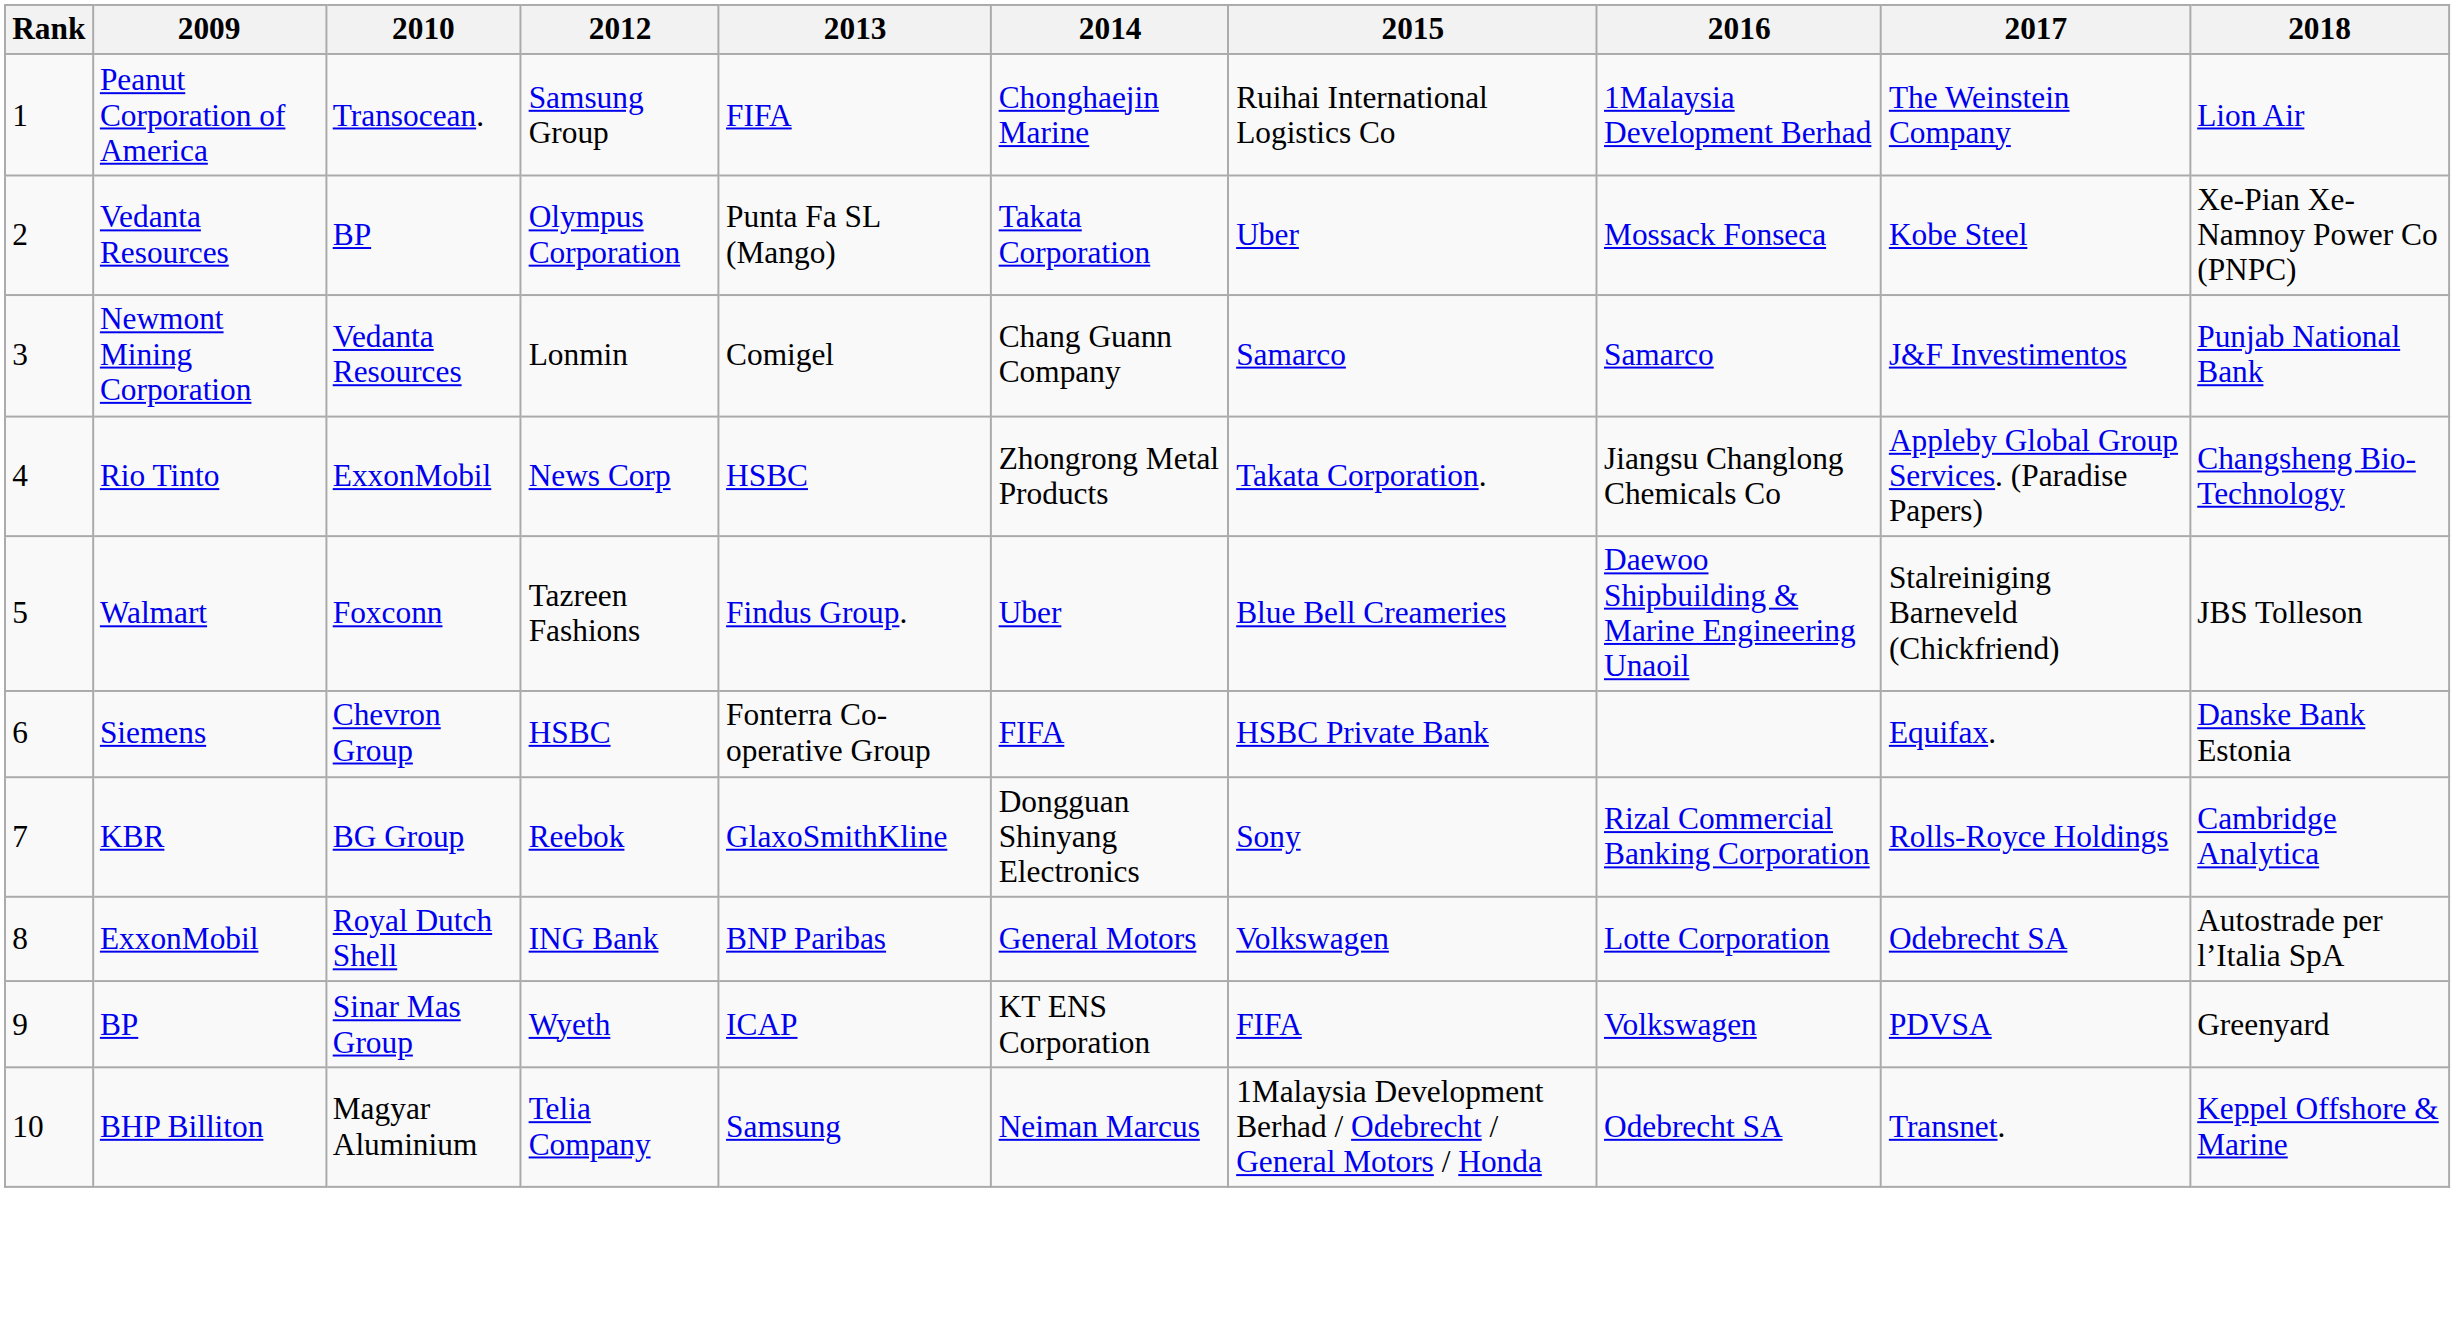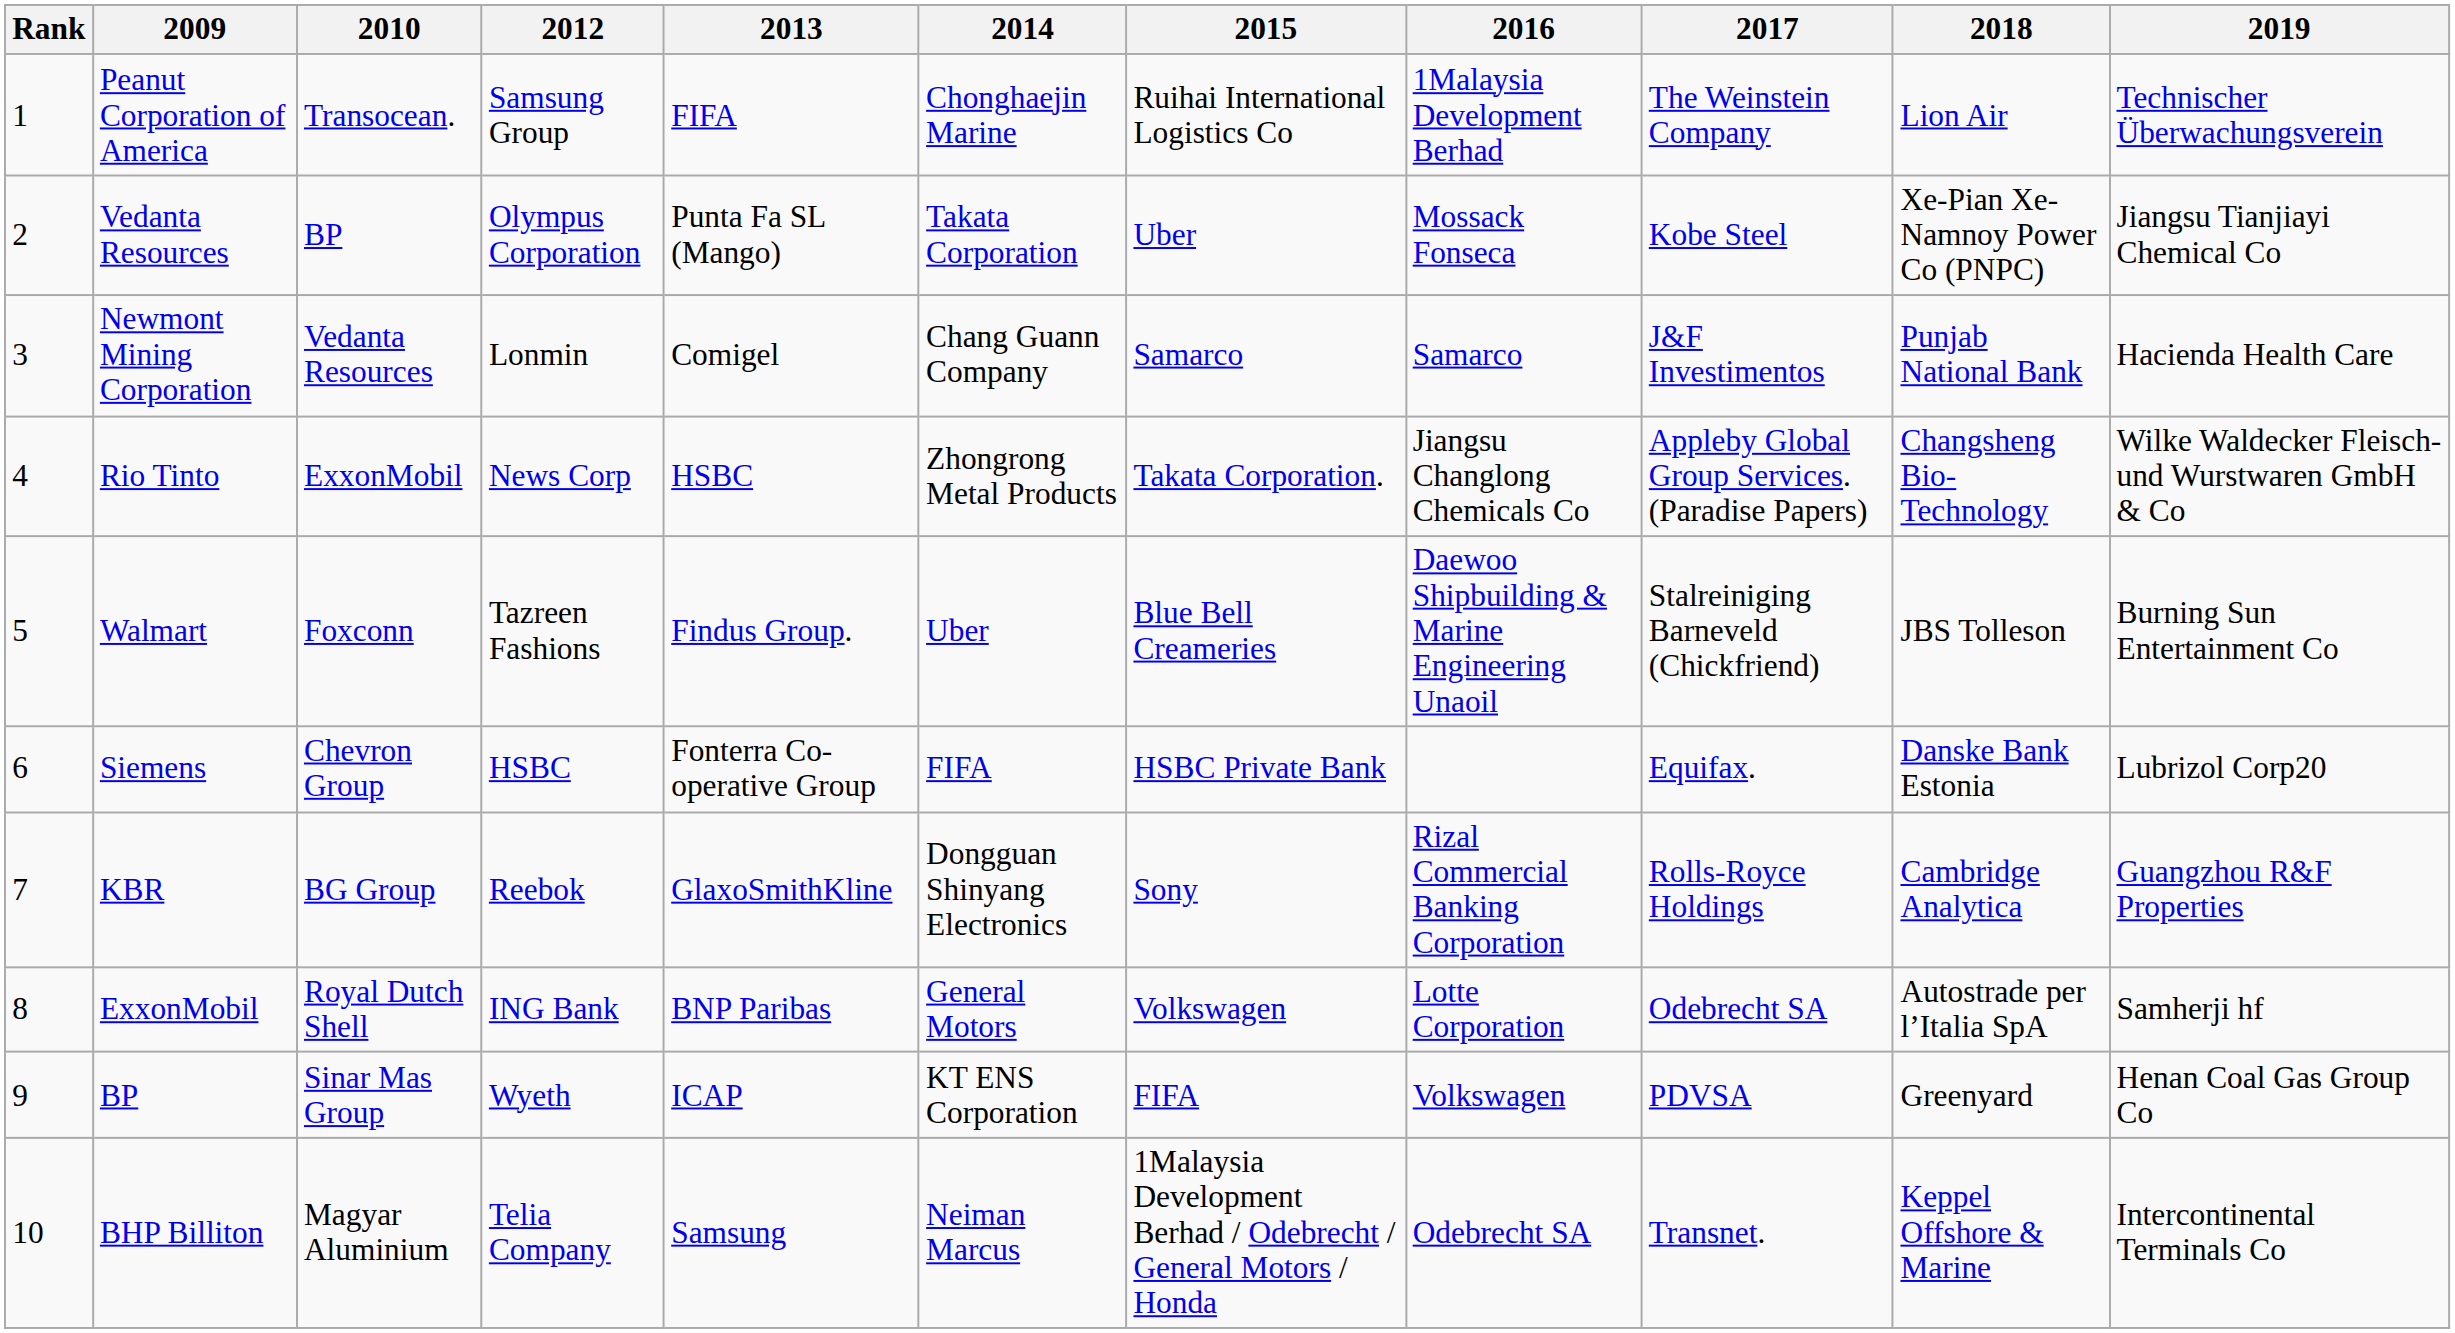+ column: (2279, 29)
